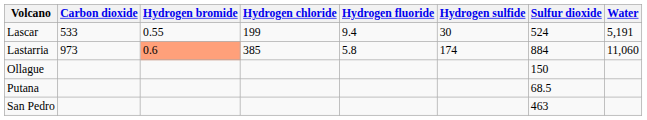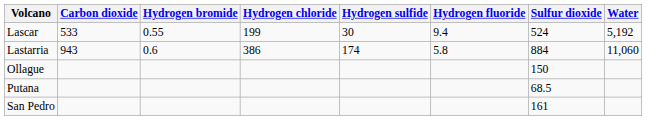columns swapped: (388, 13) <-> (483, 13)
(620, 32) 5,191 -> (620, 32) 5,192
(69, 50) 973 -> (69, 50) 943
(150, 50) lightsalmon background -> (150, 50) no background
(252, 50) 385 -> (252, 50) 386
(540, 106) 463 -> (540, 106) 161
